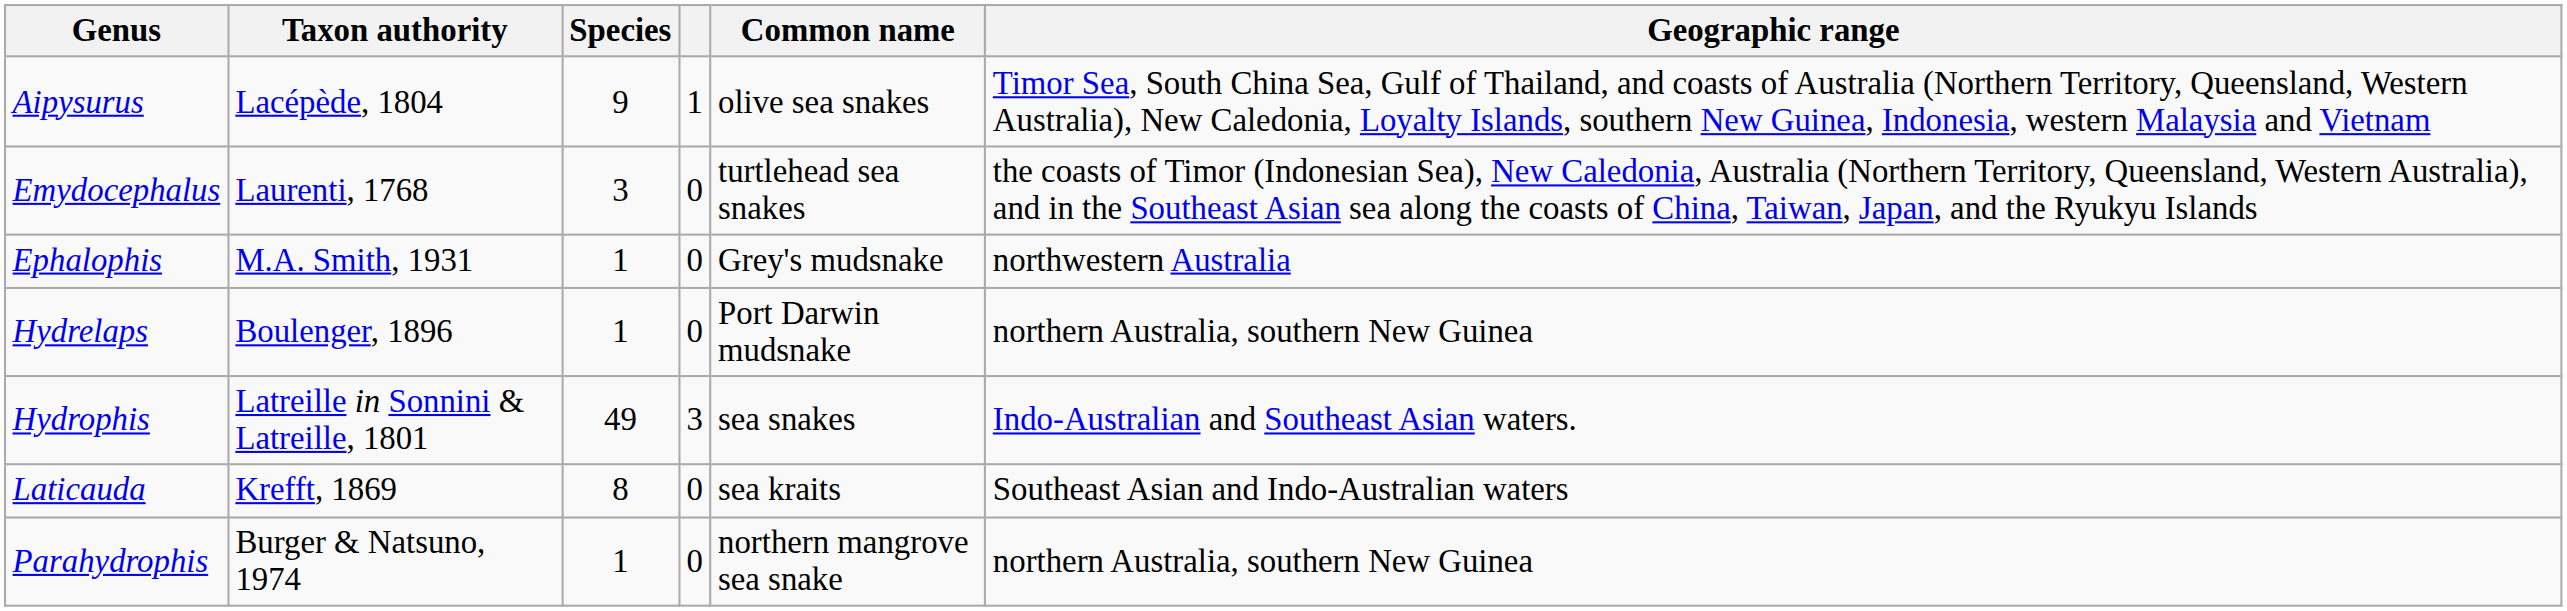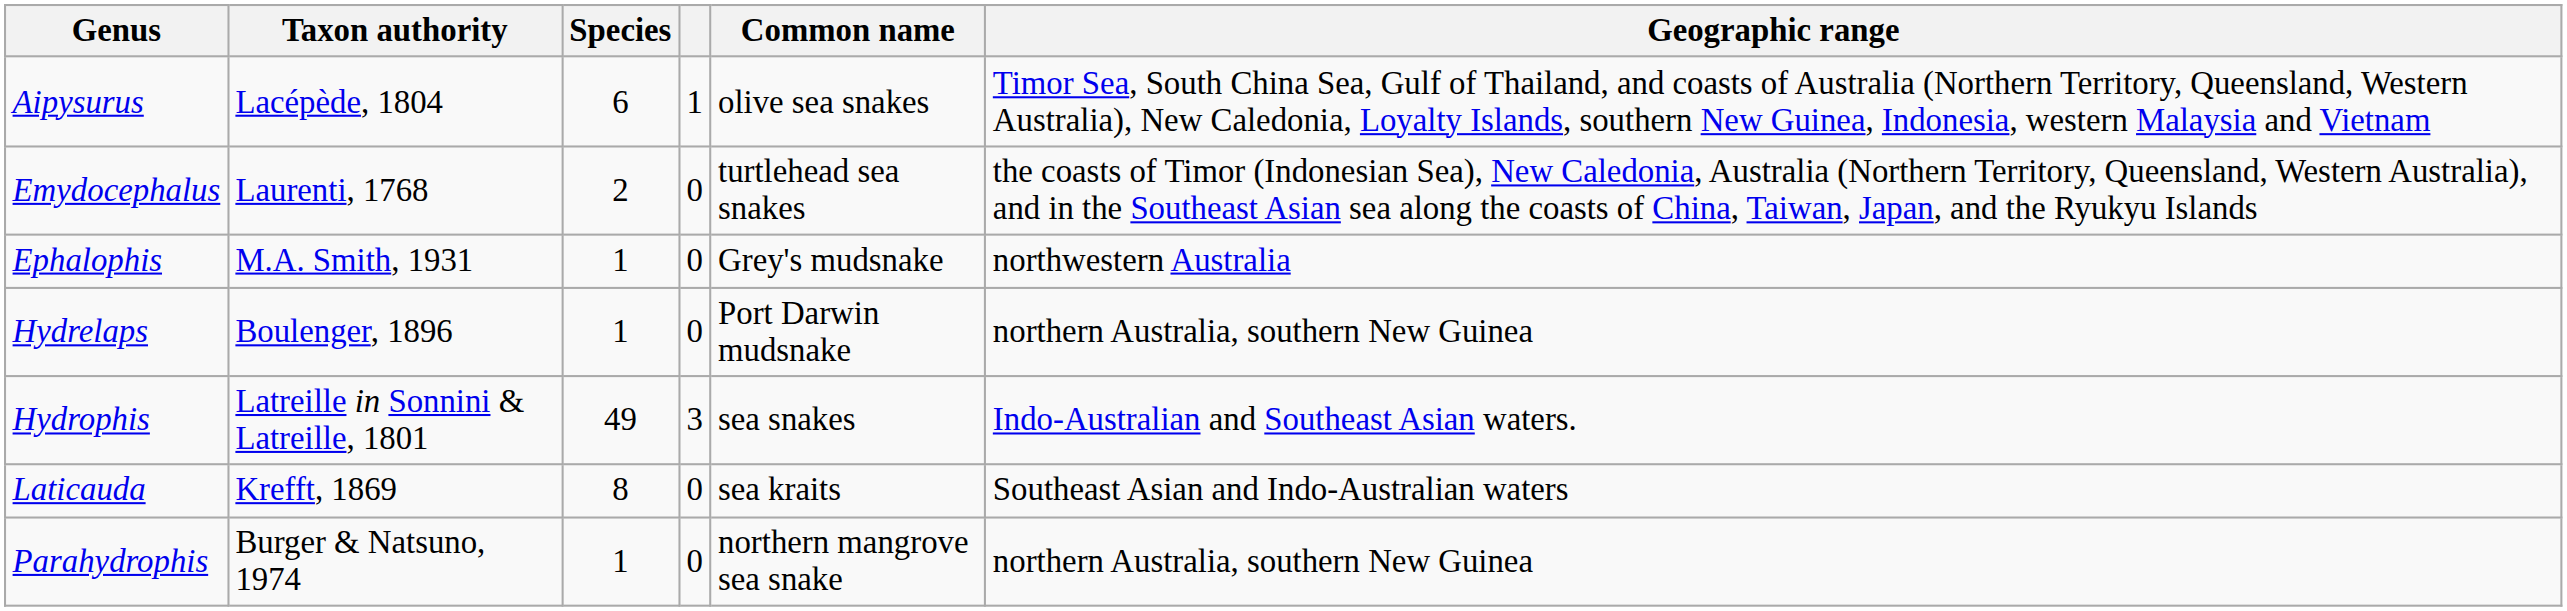(620, 100) 9 -> (620, 100) 6
(620, 189) 3 -> (620, 189) 2
